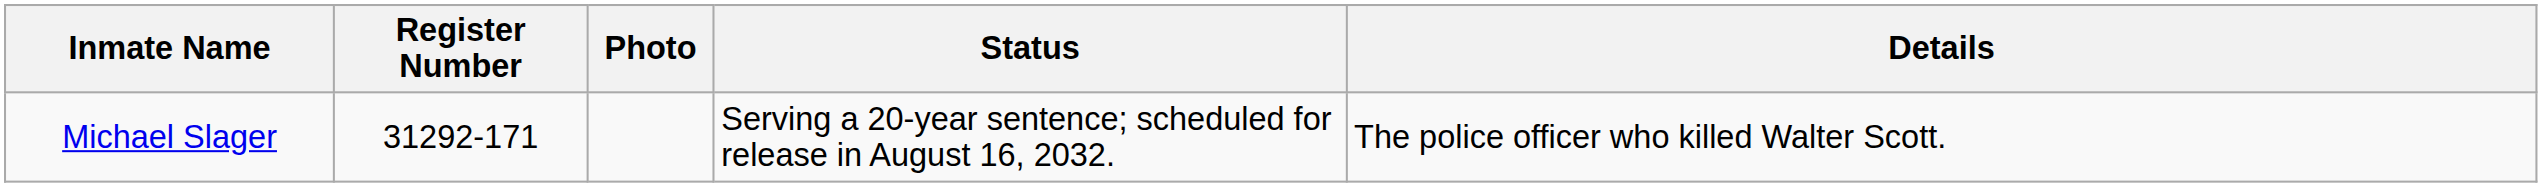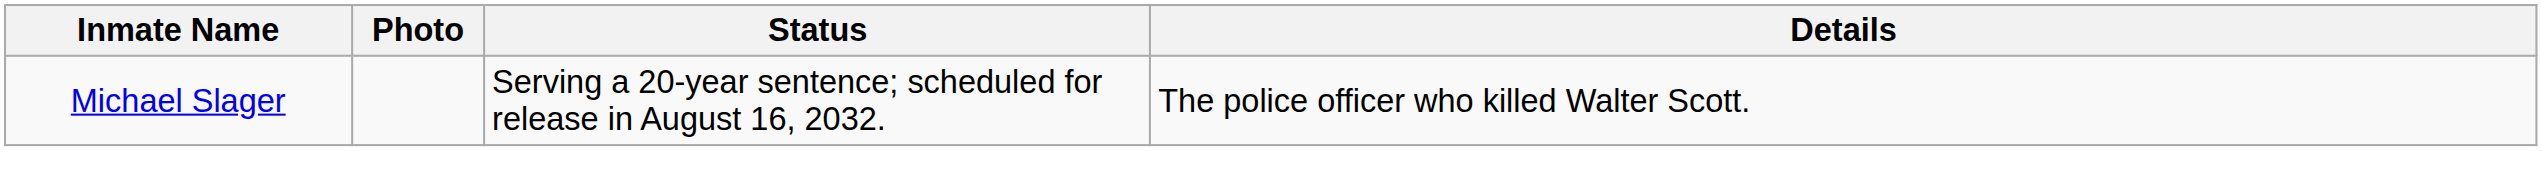- column: (461, 48)
